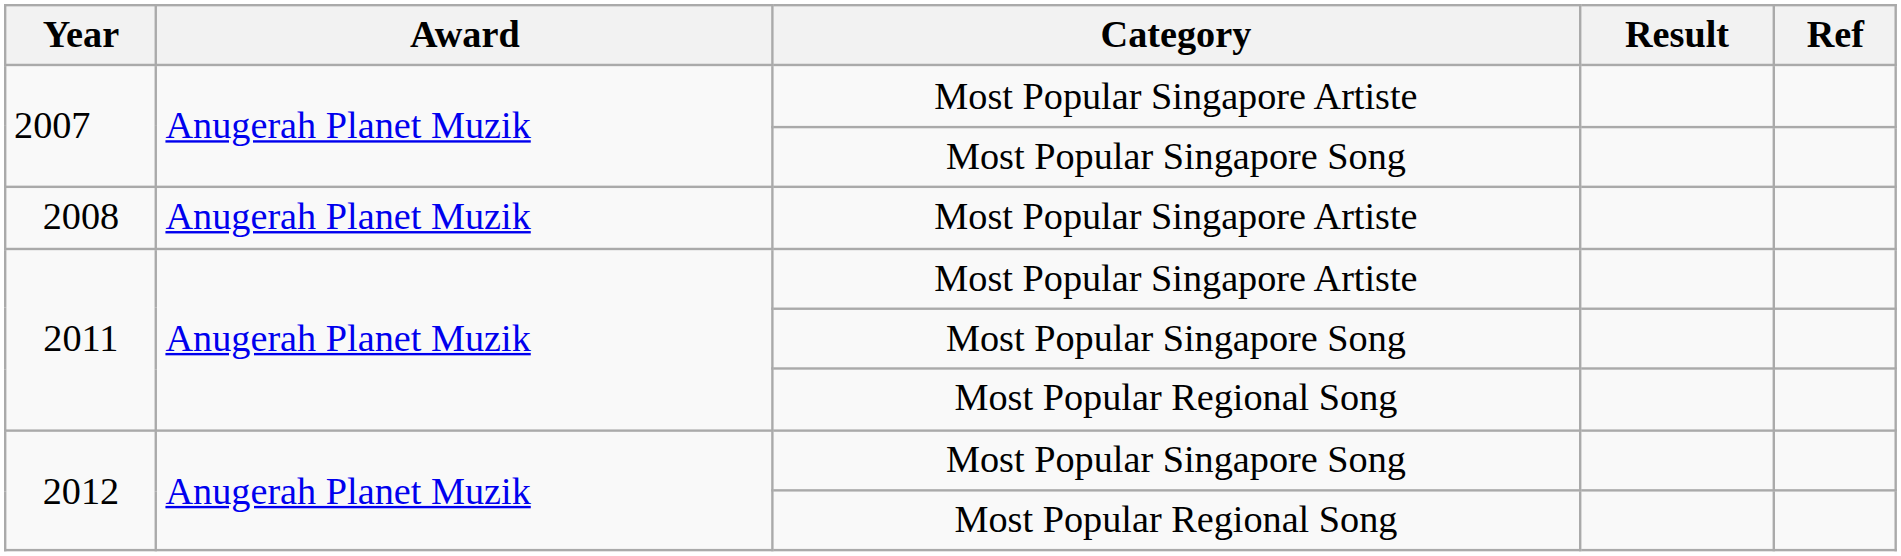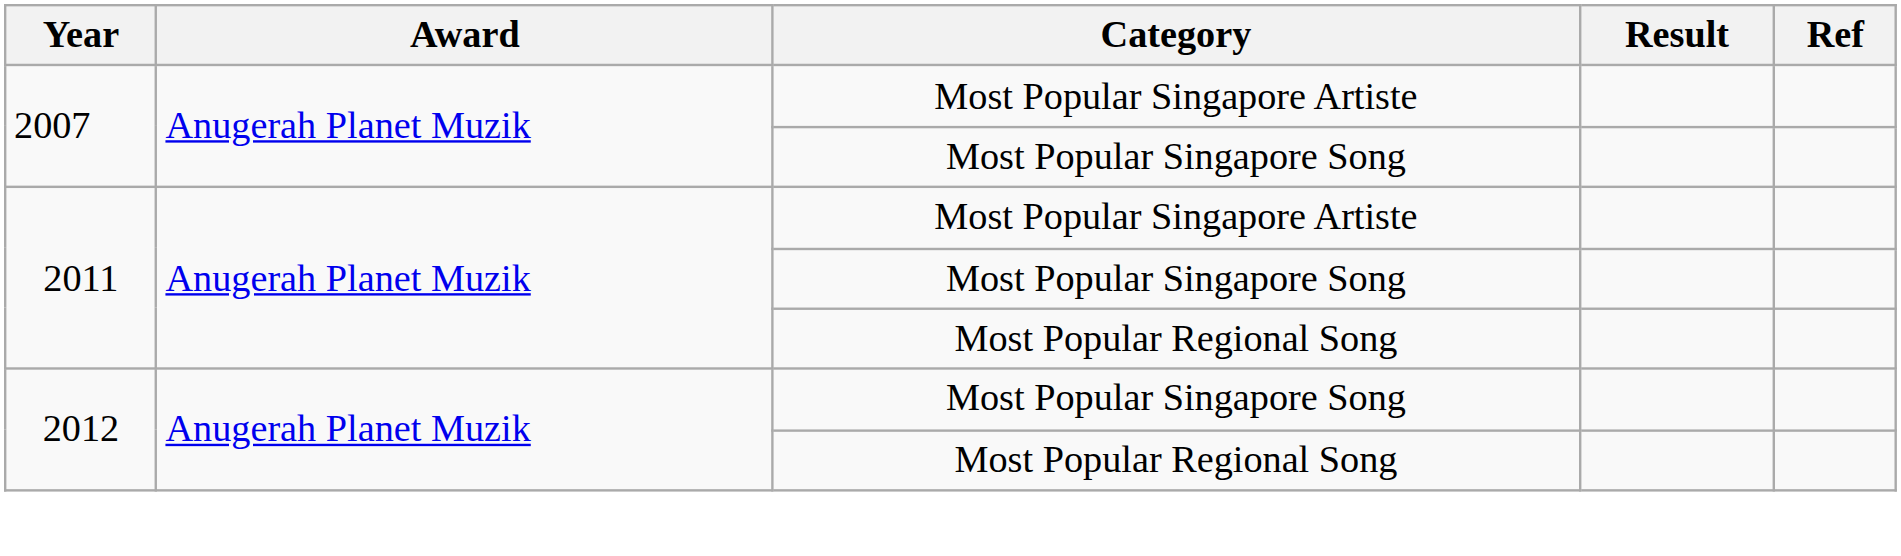- row: (81, 216)
